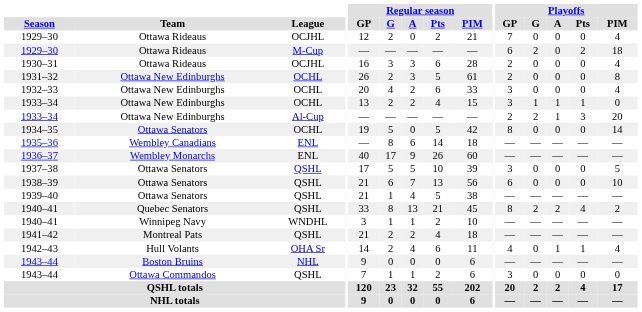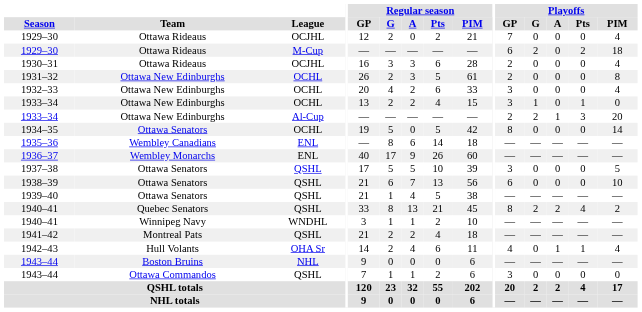(558, 103) 1 -> (558, 103) 0
